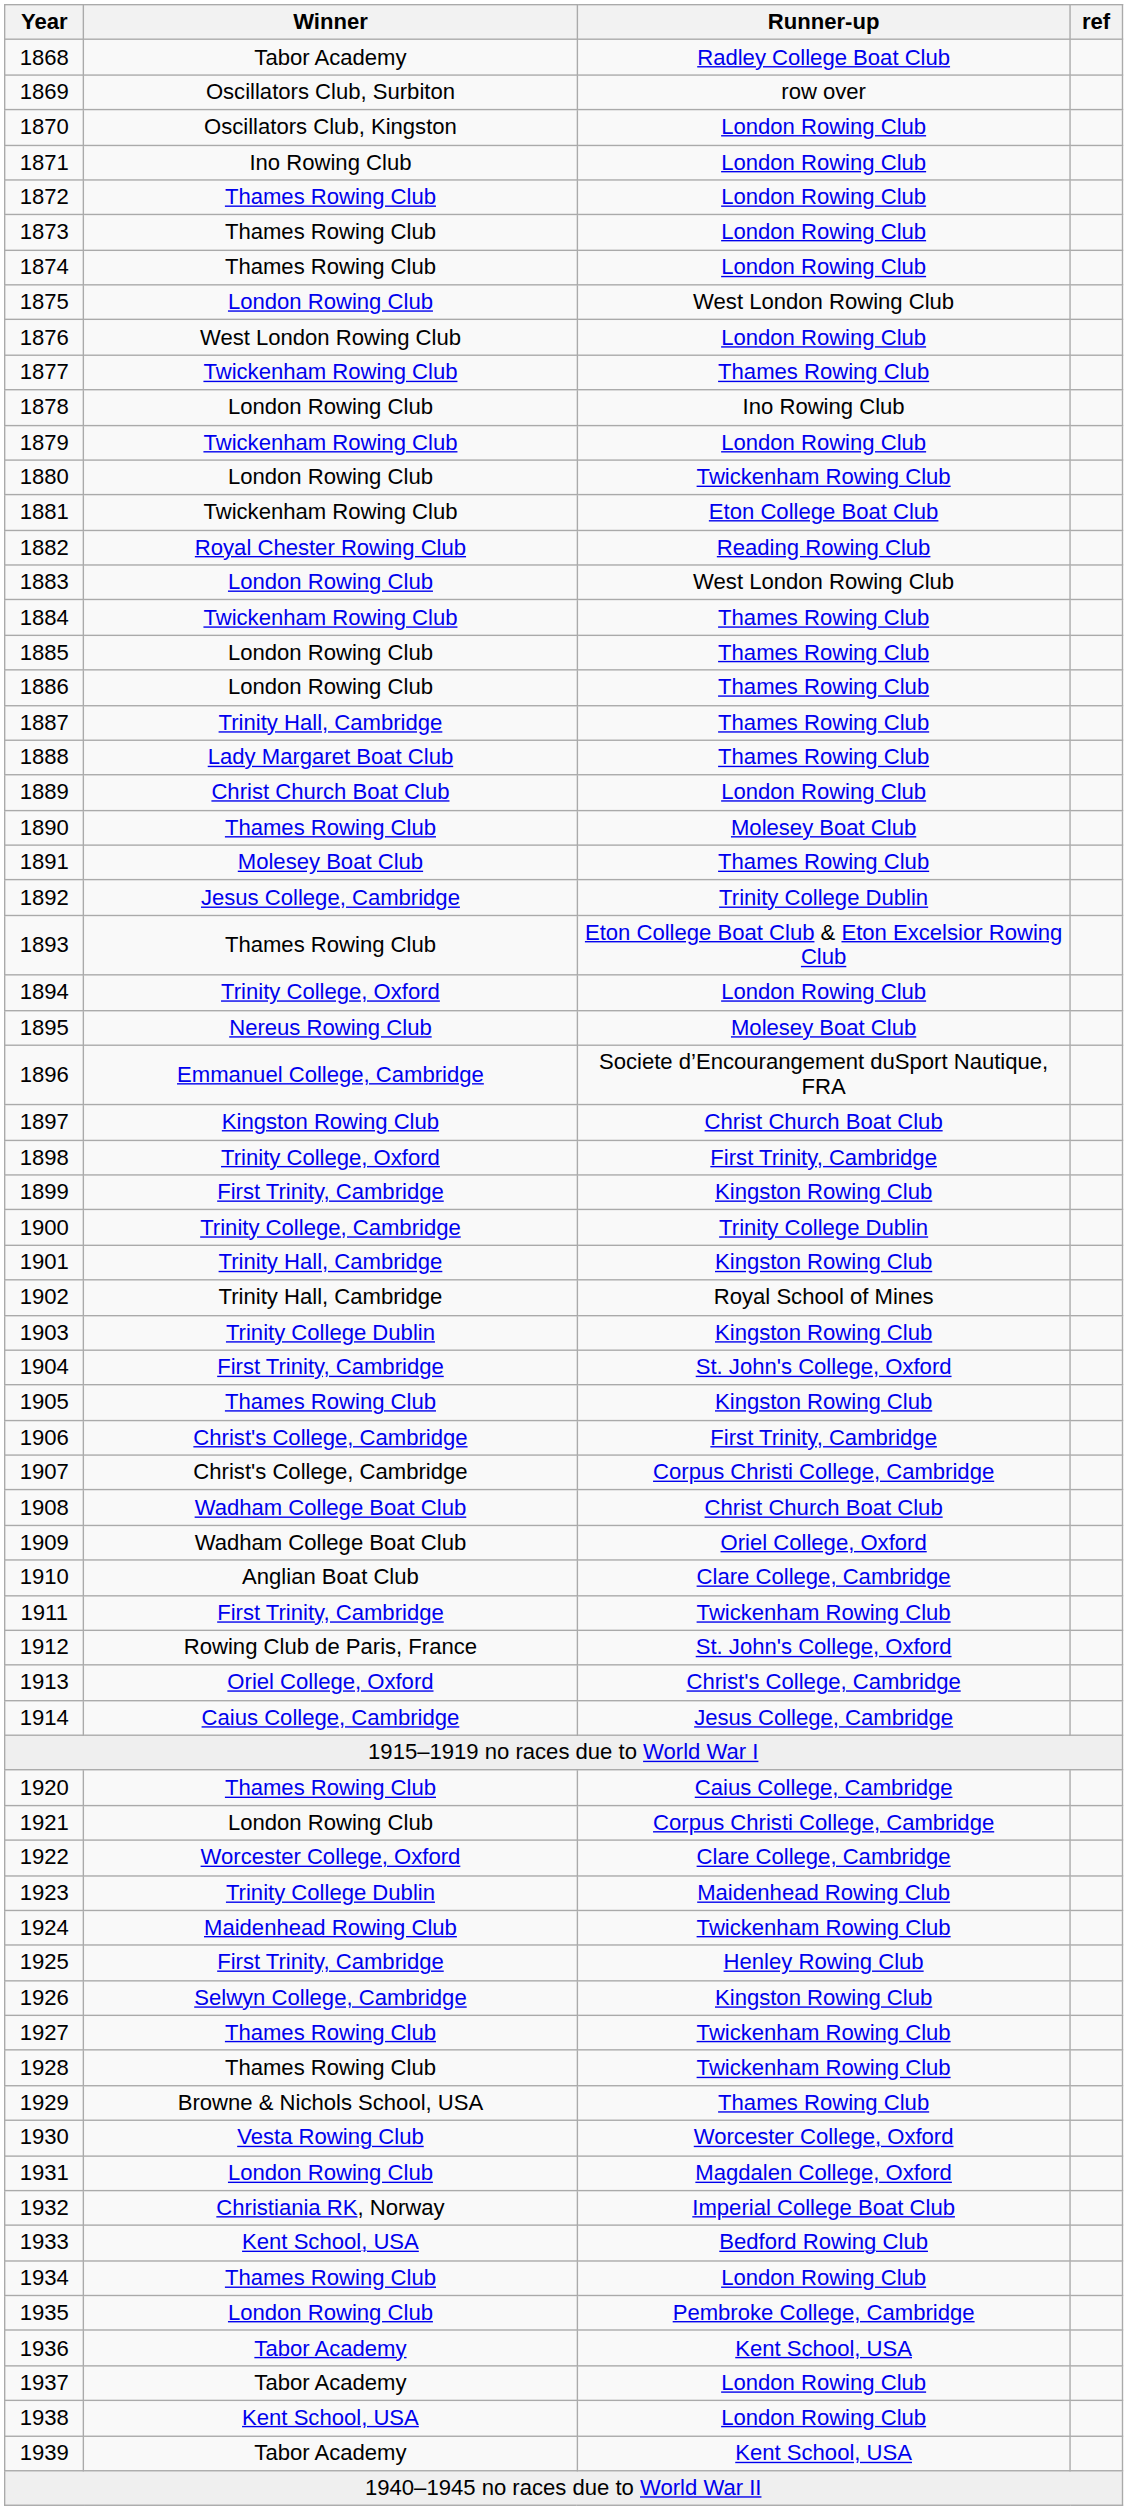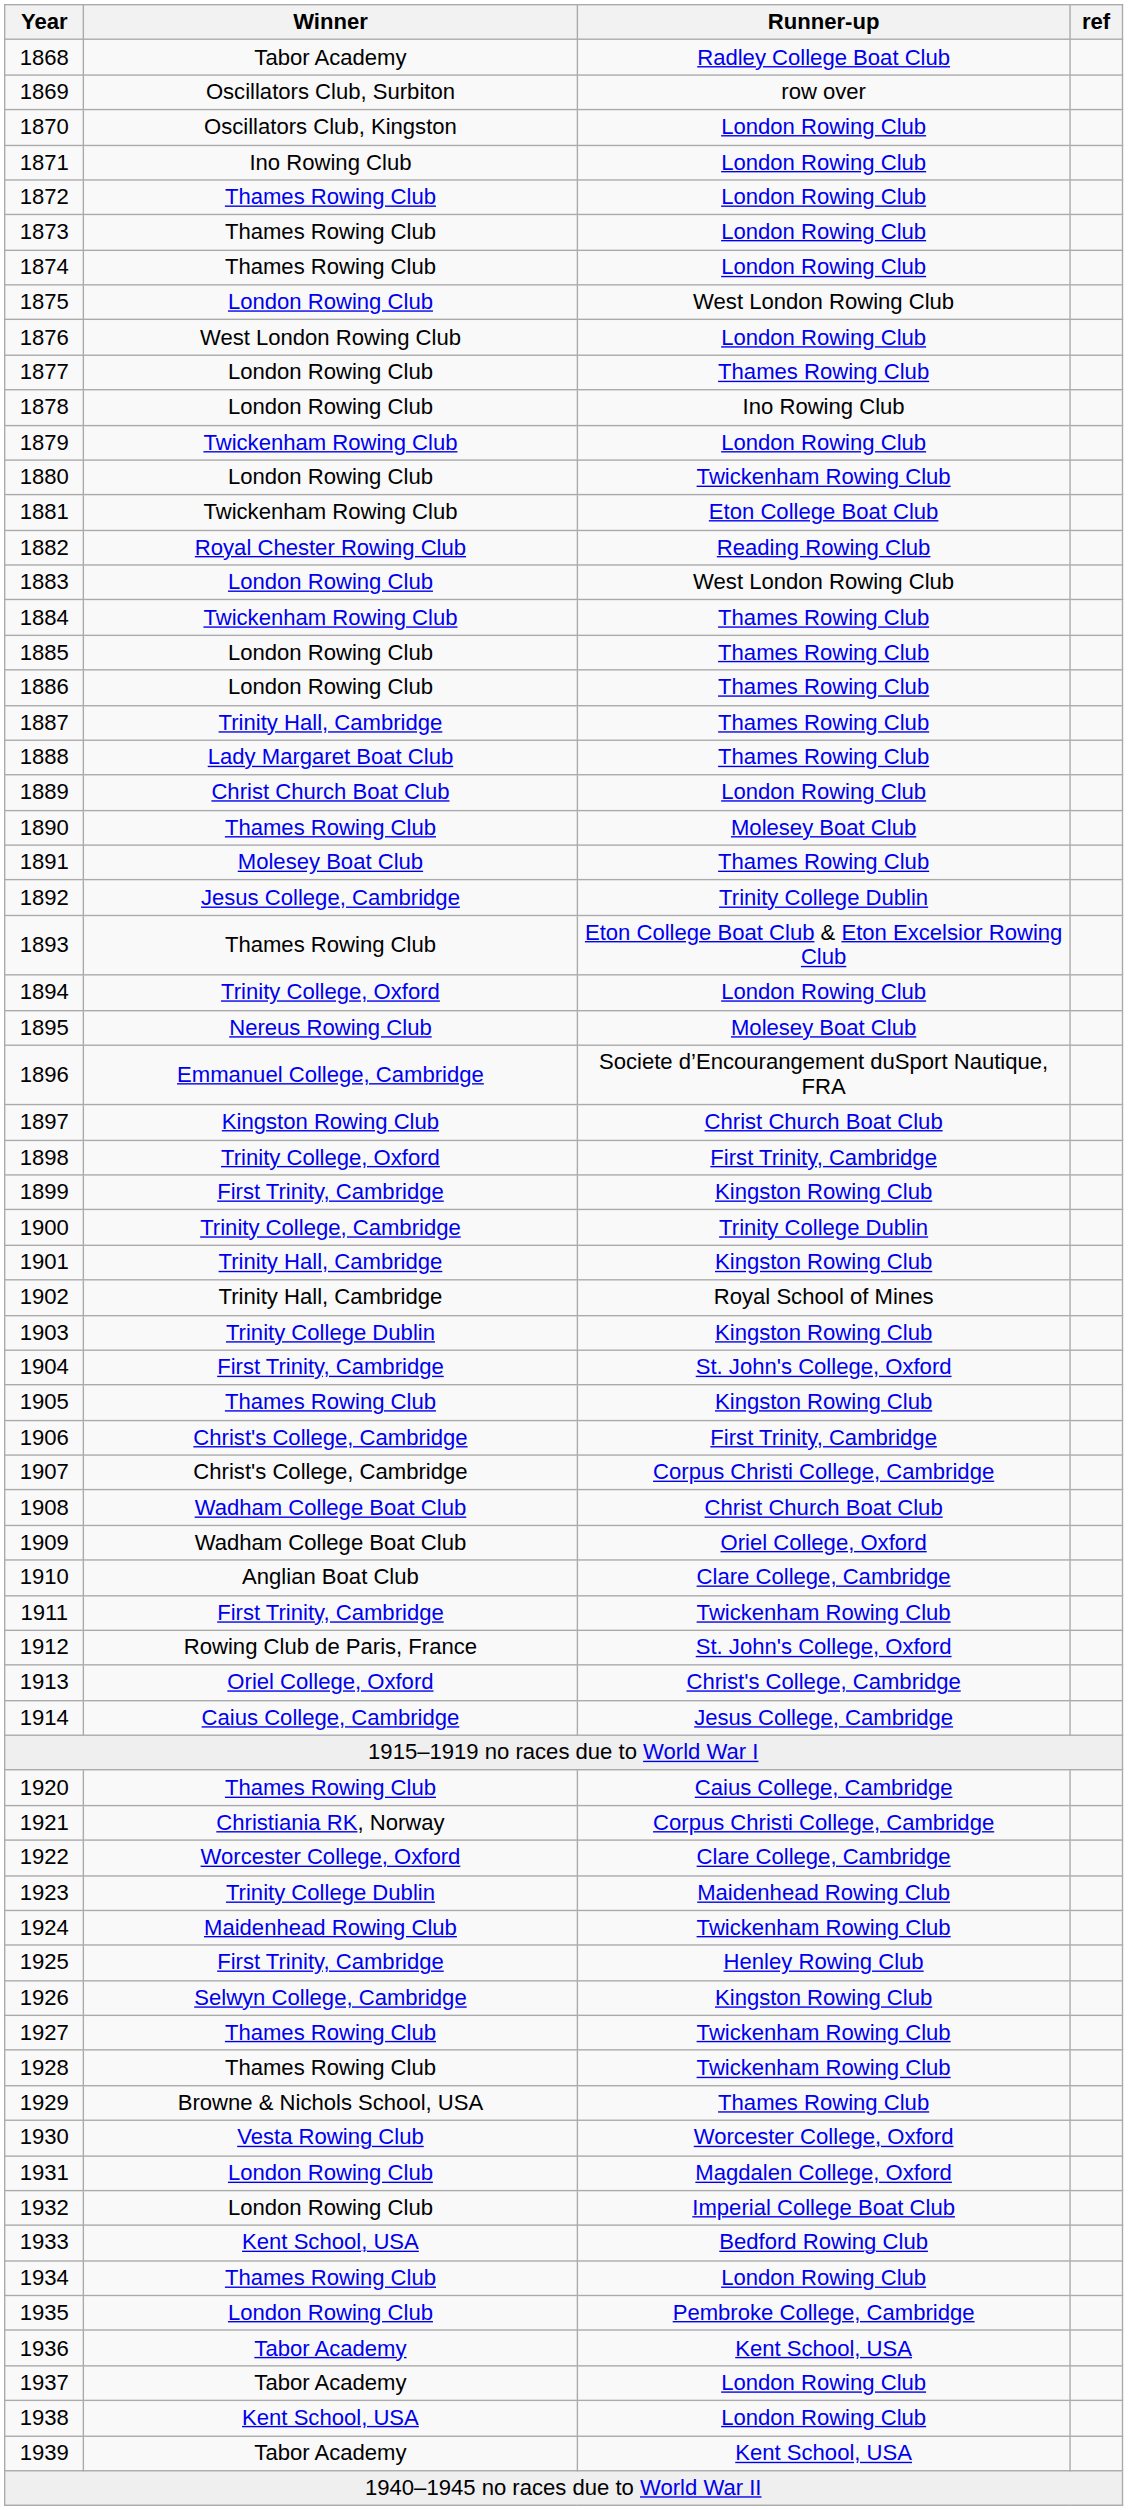(330, 372) Twickenham Rowing Club -> (330, 372) London Rowing Club
(330, 1822) London Rowing Club -> (330, 1822) Christiania RK, Norway
(330, 2207) Christiania RK, Norway -> (330, 2207) London Rowing Club
